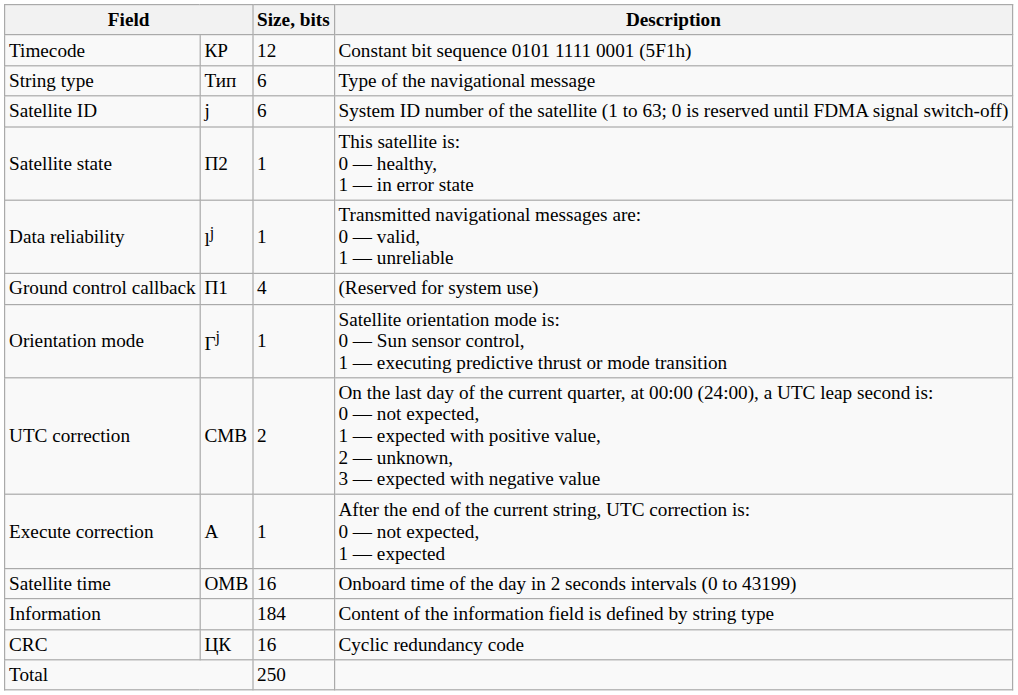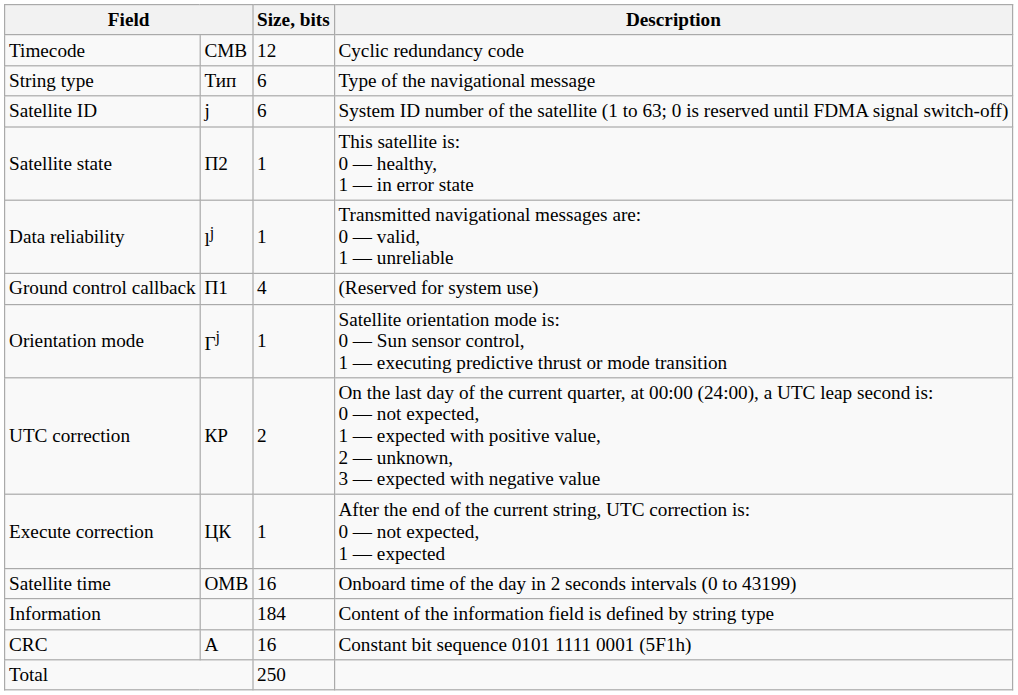(216, 50) КР -> (226, 50) СМВ
(515, 50) Constant bit sequence 0101 1111 0001 (5F1h) -> (431, 50) Cyclic redundancy code
(226, 436) СМВ -> (216, 436) КР
(211, 531) А -> (218, 531) ЦК
(218, 644) ЦК -> (211, 644) А
(431, 644) Cyclic redundancy code -> (515, 644) Constant bit sequence 0101 1111 0001 (5F1h)
